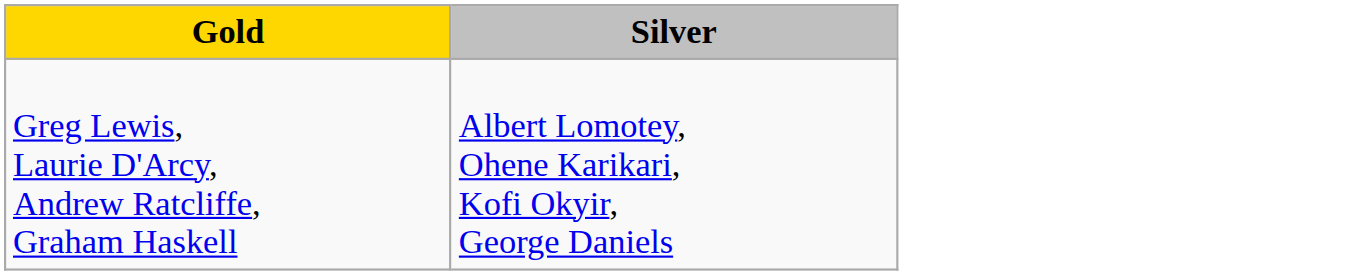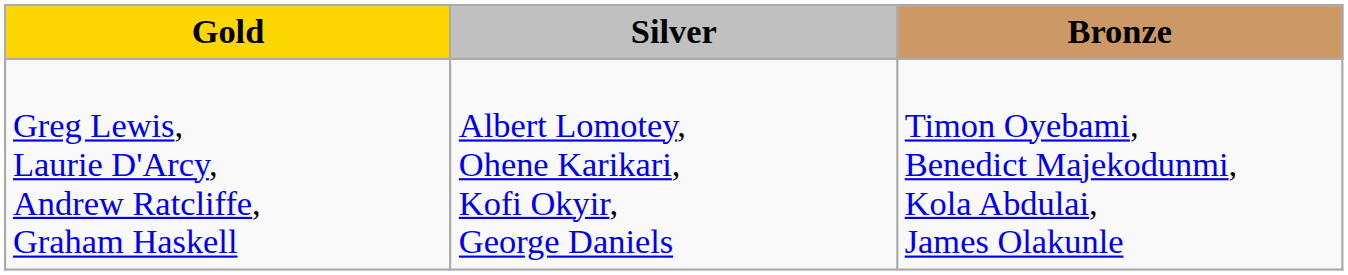+ column: (1120, 31)
